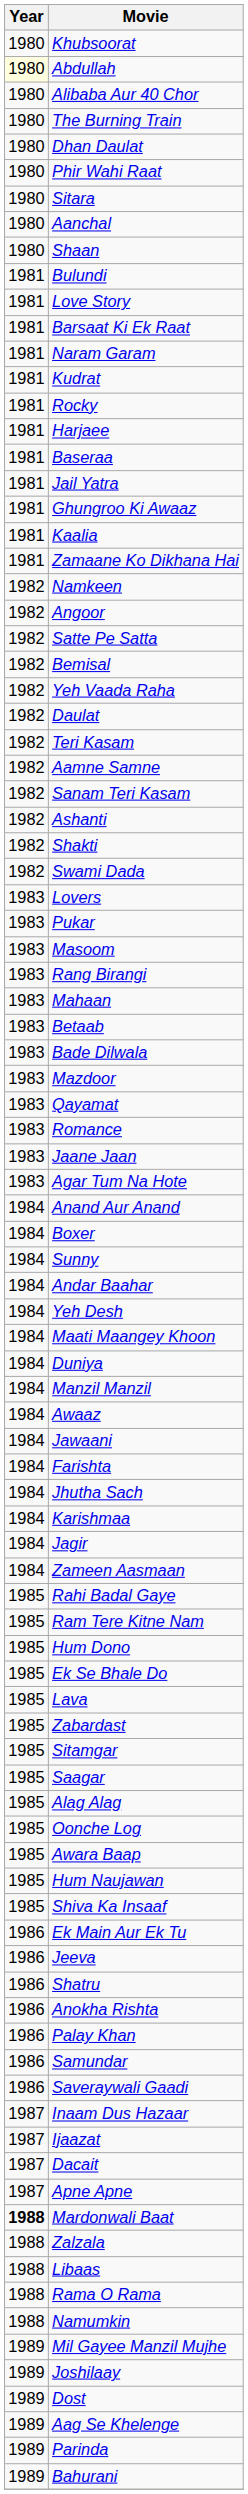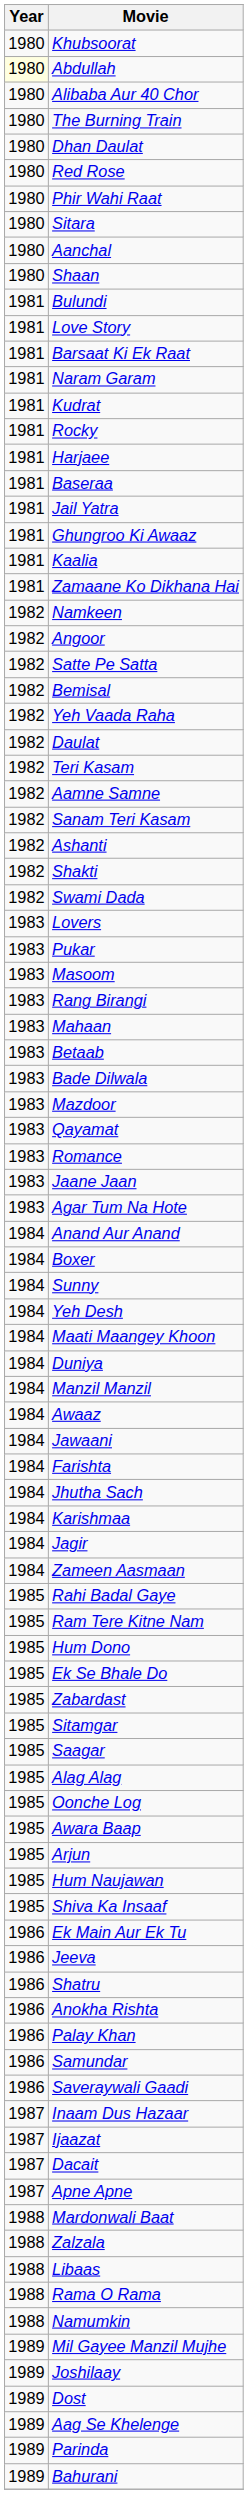+ row: (88, 172)
- row: (102, 1285)
- row: (70, 1699)
+ row: (71, 1855)
(26, 2217) bold -> (26, 2217) normal
